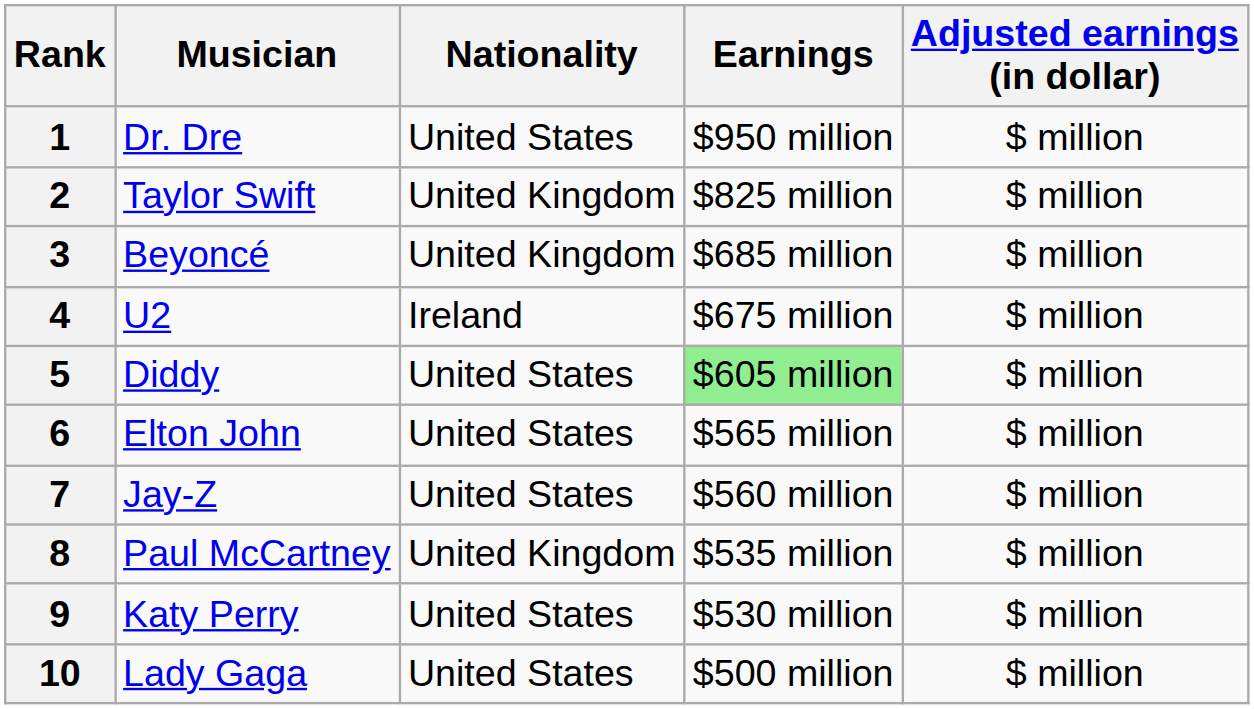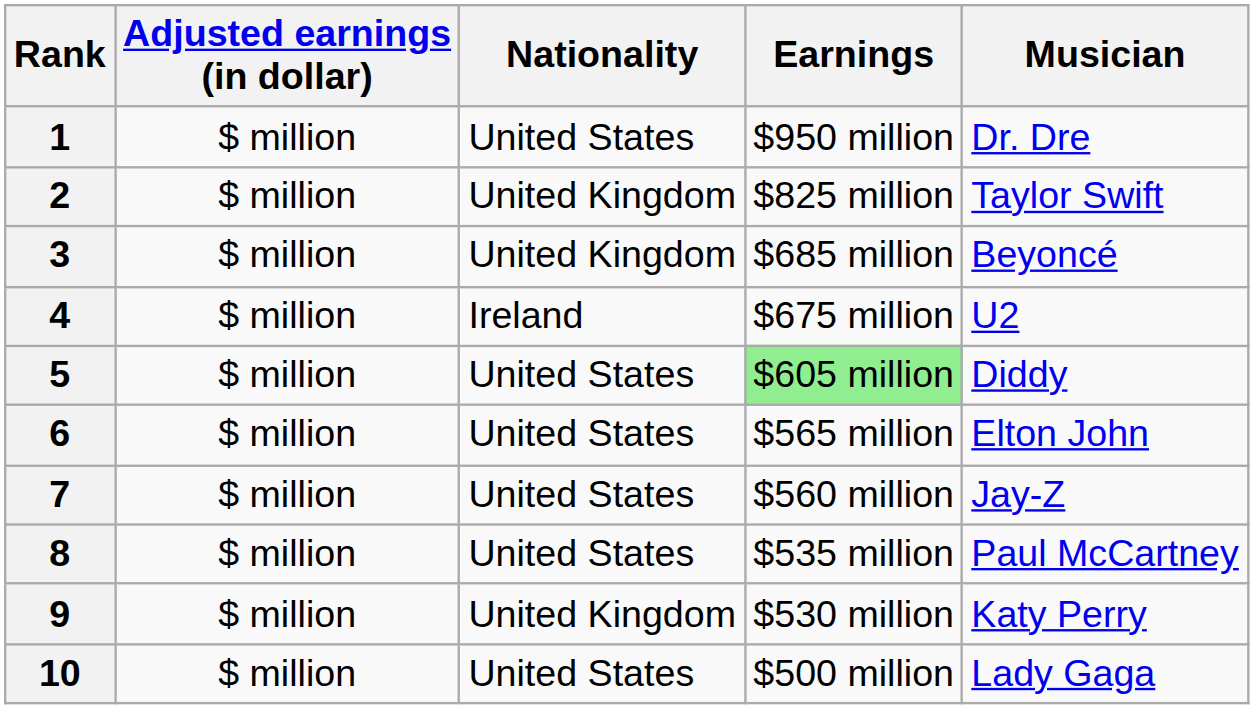columns swapped: (257, 55) <-> (1075, 55)
(542, 553) United Kingdom -> (581, 553) United States
(521, 613) United States -> (602, 613) United Kingdom
